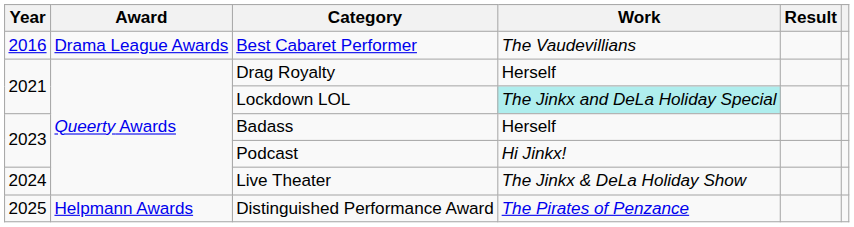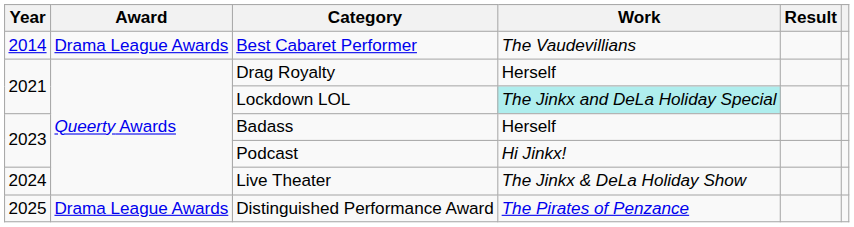(28, 45) 2016 -> (28, 45) 2014
(124, 208) Helpmann Awards -> (141, 208) Drama League Awards
